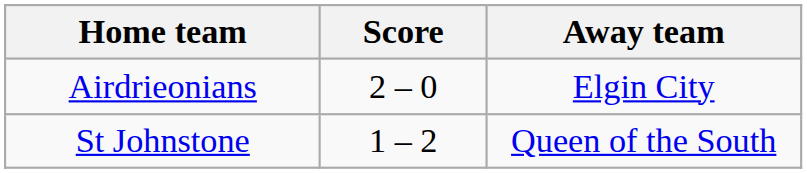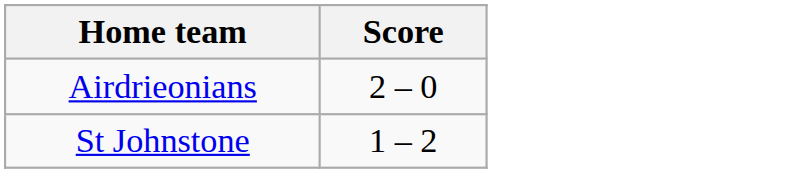- column: (644, 31)
